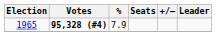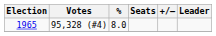(79, 25) bold -> (79, 25) normal
(119, 25) 7.9 -> (119, 25) 8.0
